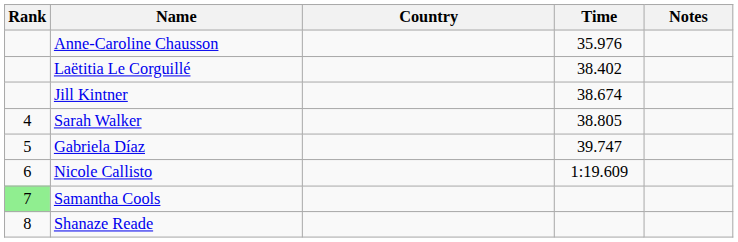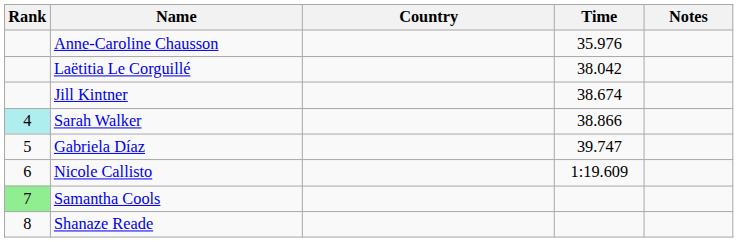(599, 69) 38.402 -> (599, 69) 38.042
(27, 120) no background -> (27, 120) paleturquoise background
(599, 120) 38.805 -> (599, 120) 38.866
